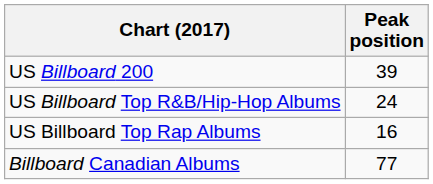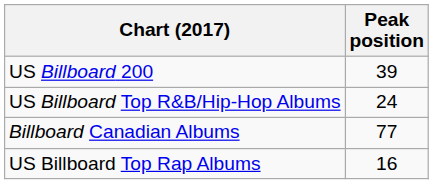rows swapped: (135, 132) <-> (124, 163)
